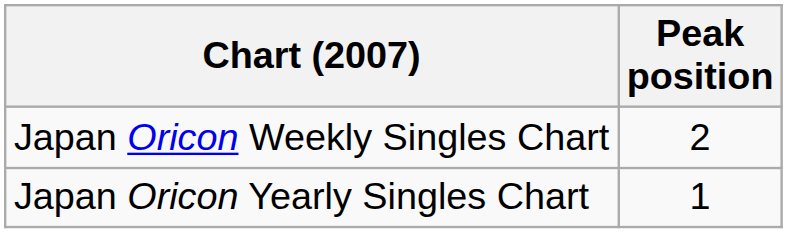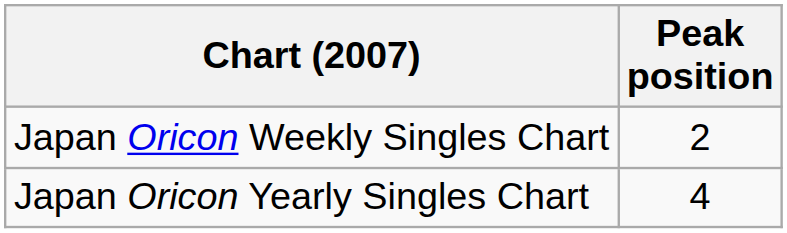(700, 196) 1 -> (700, 196) 4
